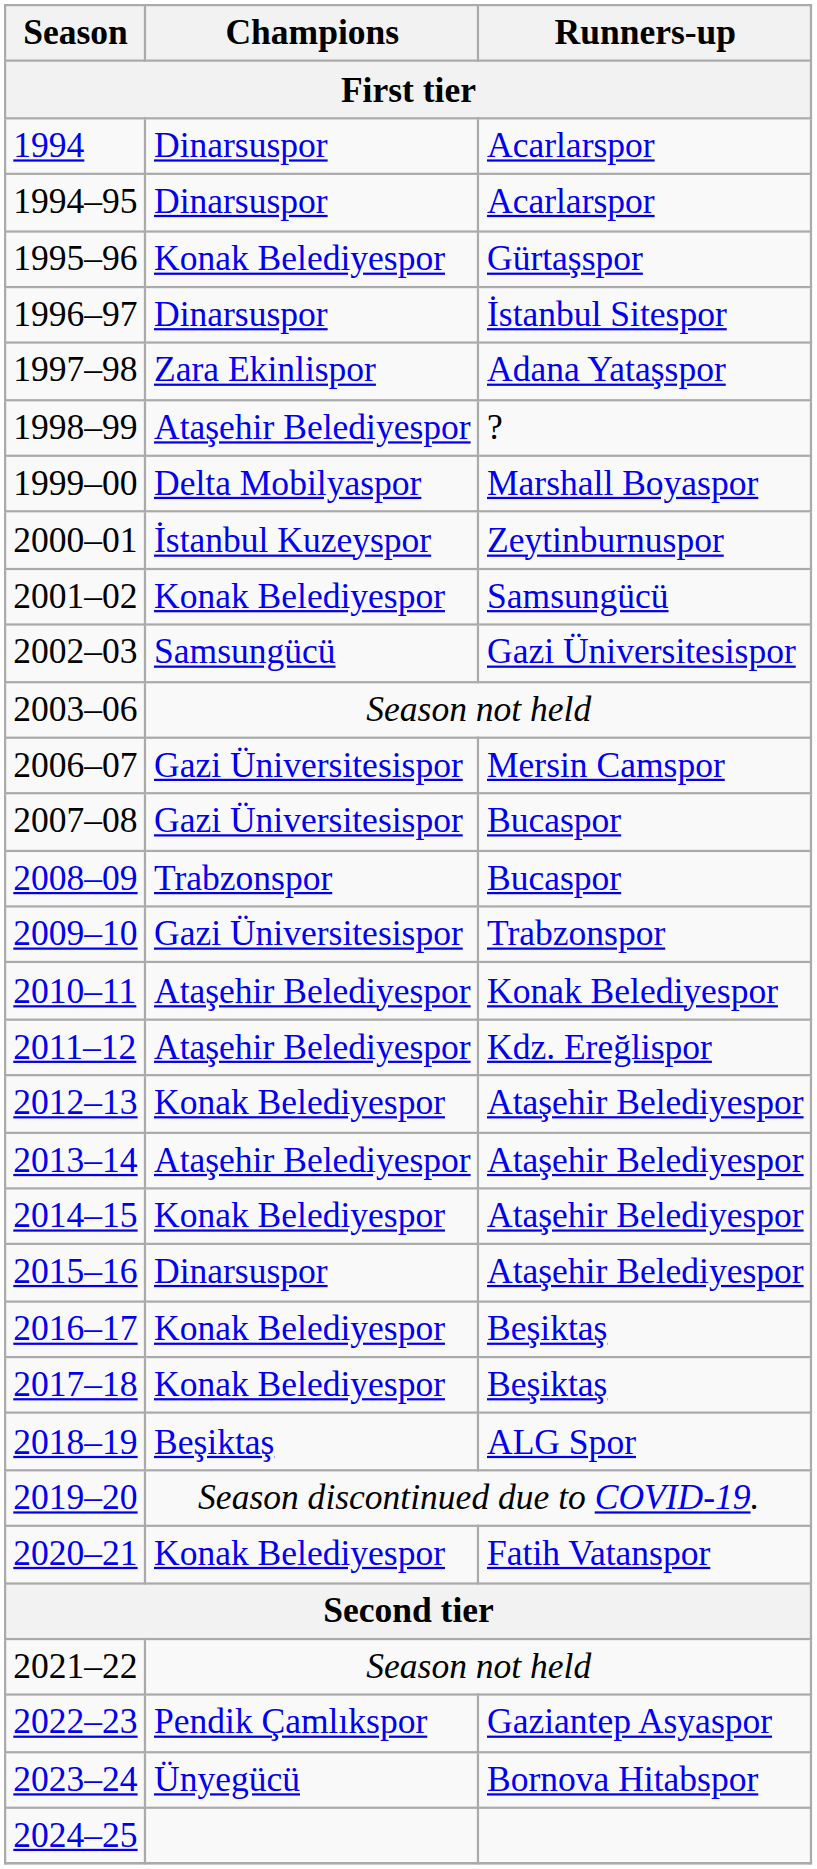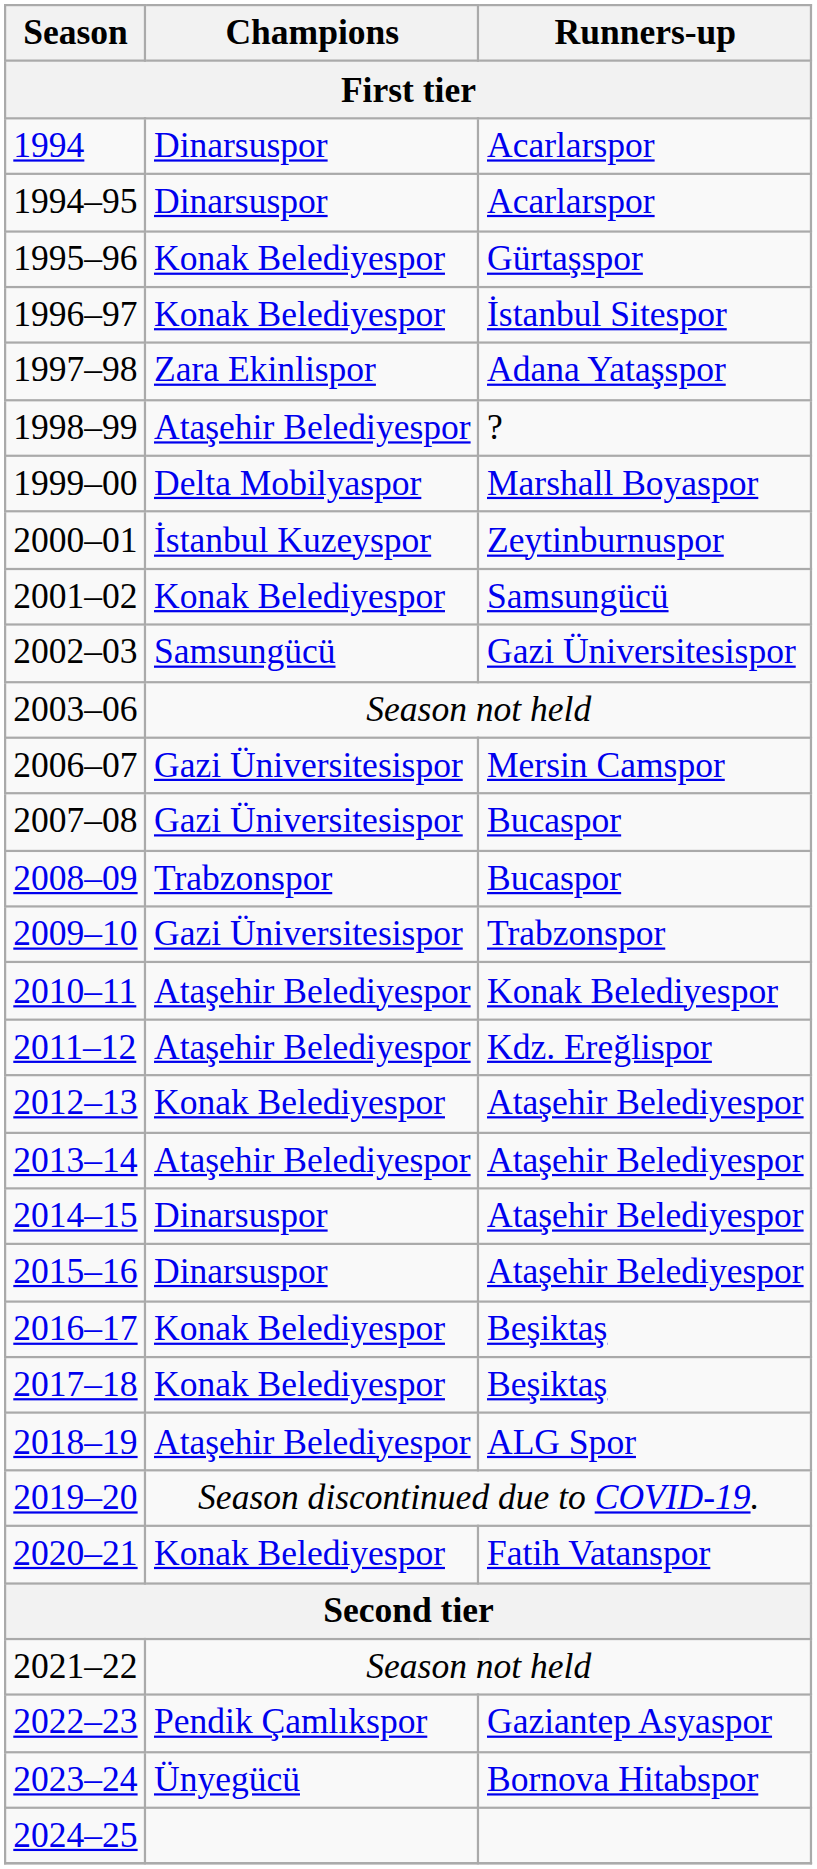(241, 314) Dinarsuspor -> (299, 314) Konak Belediyespor
(299, 1215) Konak Belediyespor -> (241, 1215) Dinarsuspor
(214, 1440) Beşiktaş -> (312, 1440) Ataşehir Belediyespor
